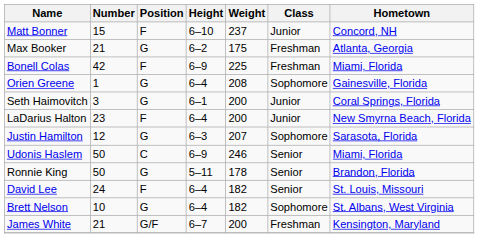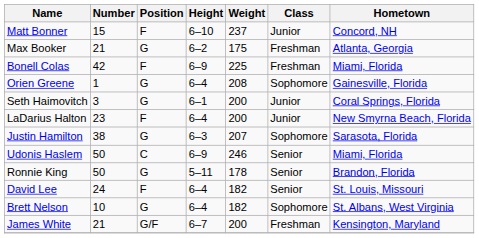(99, 136) 12 -> (99, 136) 38
